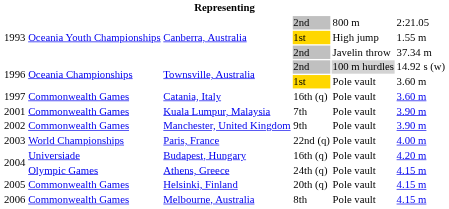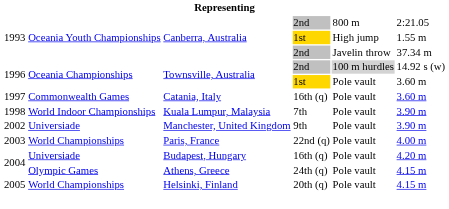(15, 111) 2001 -> (15, 111) 1998
(79, 111) Commonwealth Games -> (92, 111) World Indoor Championships
(79, 126) Commonwealth Games -> (54, 126) Universiade
(79, 185) Commonwealth Games -> (76, 185) World Championships
- row: (209, 199)
